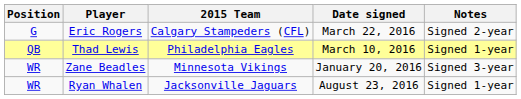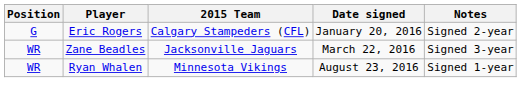(369, 31) March 22, 2016 -> (369, 31) January 20, 2016
- row: (105, 49)
(230, 67) Minnesota Vikings -> (230, 49) Jacksonville Jaguars
(369, 67) January 20, 2016 -> (369, 49) March 22, 2016
(230, 85) Jacksonville Jaguars -> (230, 67) Minnesota Vikings
